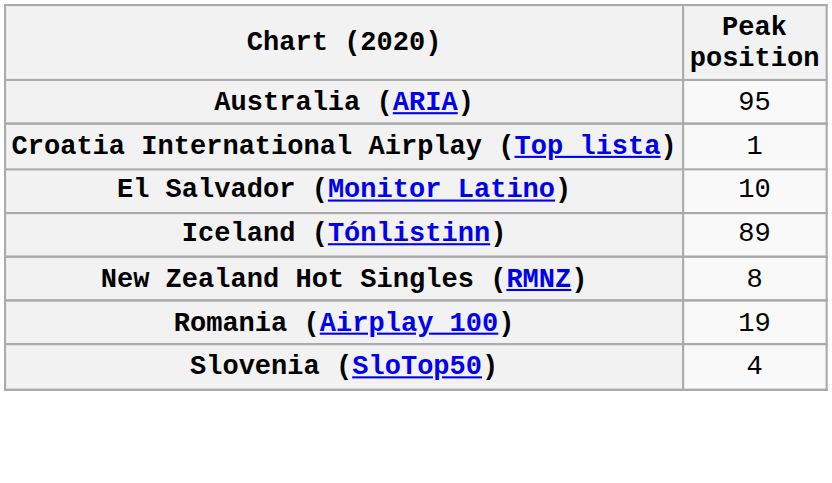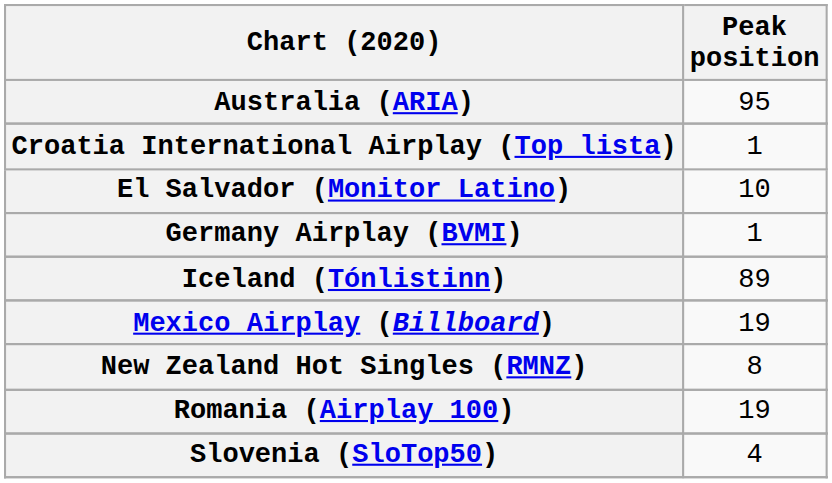+ row: (344, 235)
+ row: (344, 323)
